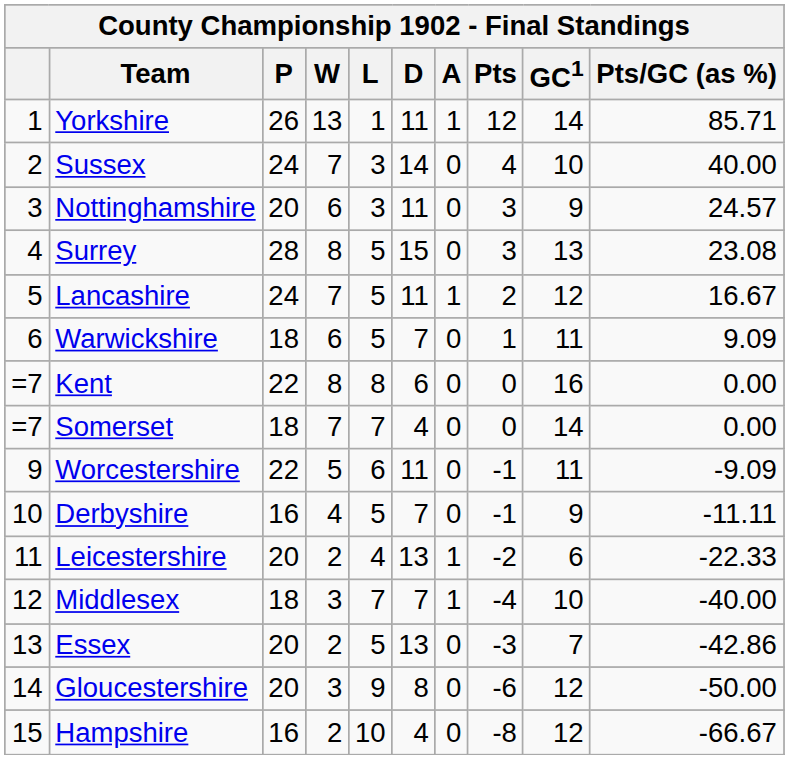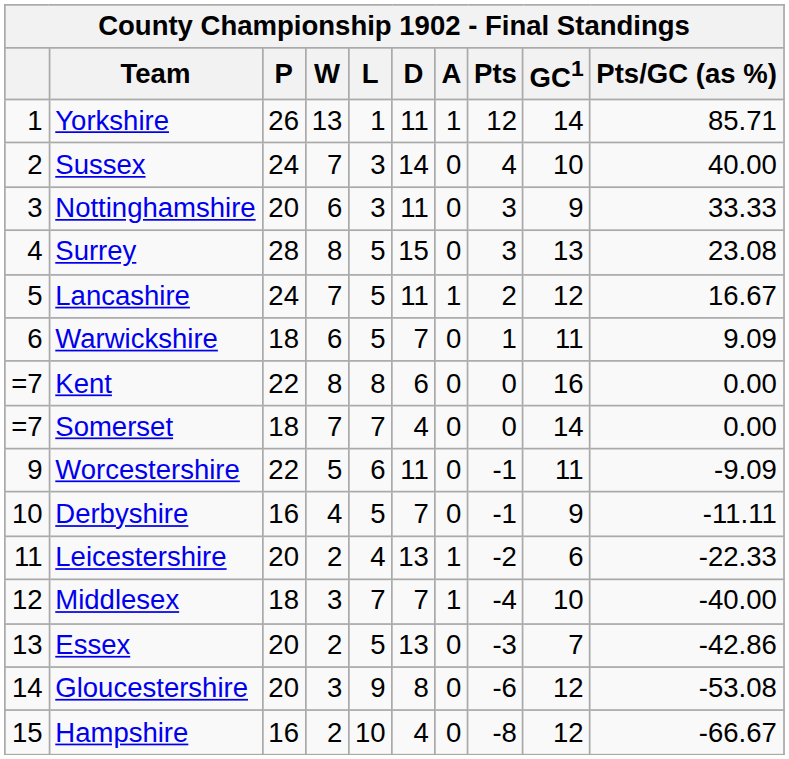(742, 208) 24.57 -> (742, 208) 33.33
(738, 688) -50.00 -> (738, 688) -53.08
